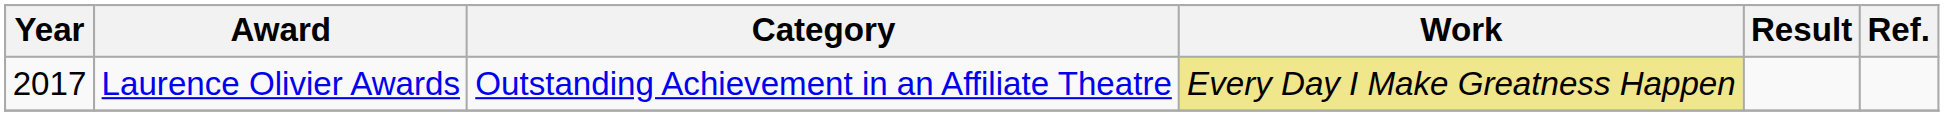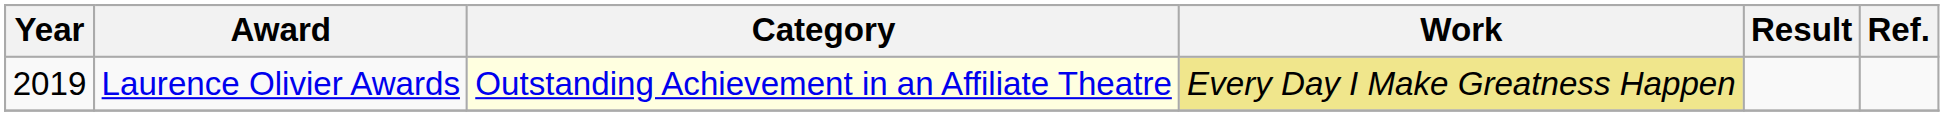(50, 83) 2017 -> (50, 83) 2019
(824, 83) no background -> (824, 83) lightyellow background
